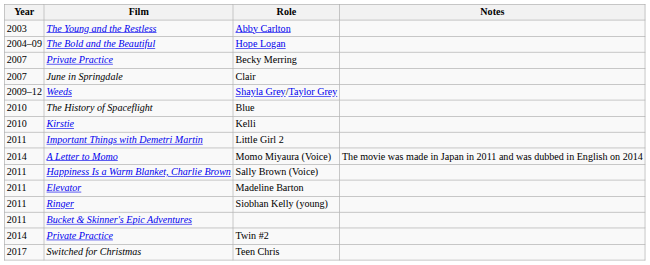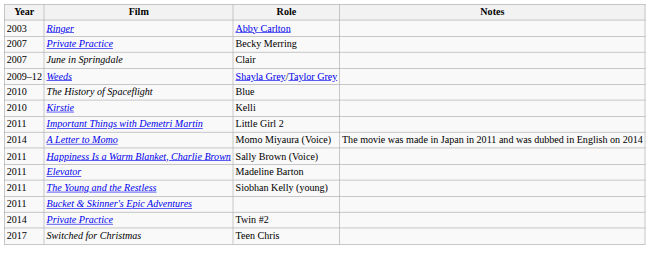(102, 28) The Young and the Restless -> (60, 28) Ringer
- row: (261, 44)
(60, 204) Ringer -> (102, 188) The Young and the Restless
